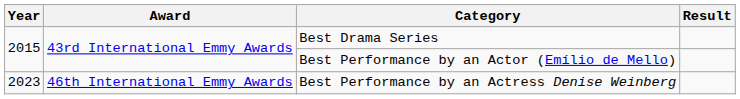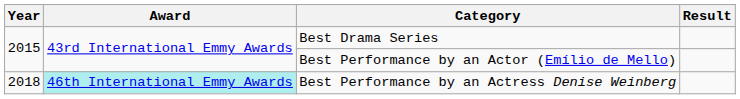(24, 82) 2023 -> (24, 82) 2018
(170, 82) no background -> (170, 82) paleturquoise background
